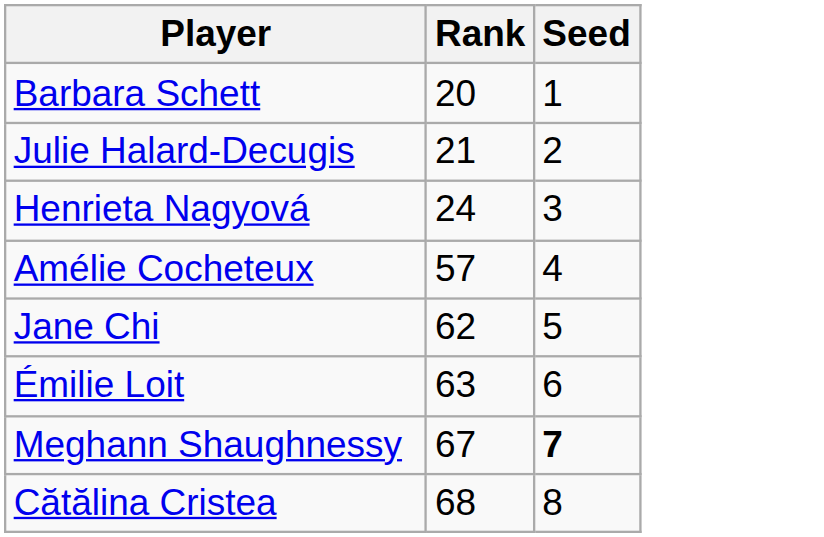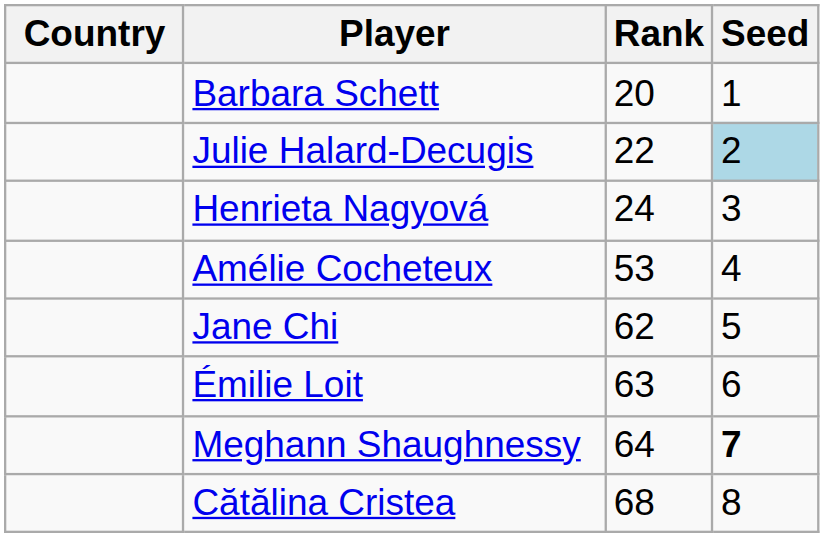+ column: (95, 33)
(456, 151) 21 -> (634, 151) 22
(553, 151) no background -> (731, 151) lightblue background
(456, 268) 57 -> (634, 268) 53
(456, 444) 67 -> (634, 444) 64
